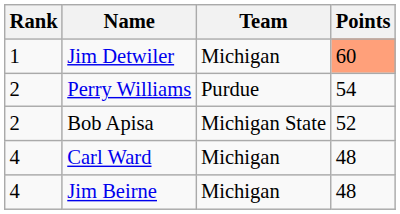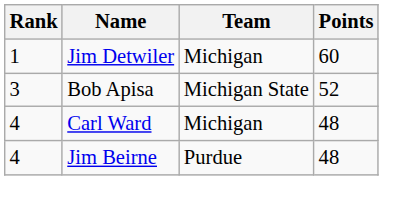(346, 55) lightsalmon background -> (329, 55) no background
- row: (129, 89)
(15, 123) 2 -> (15, 89) 3
(240, 191) Michigan -> (213, 157) Purdue
